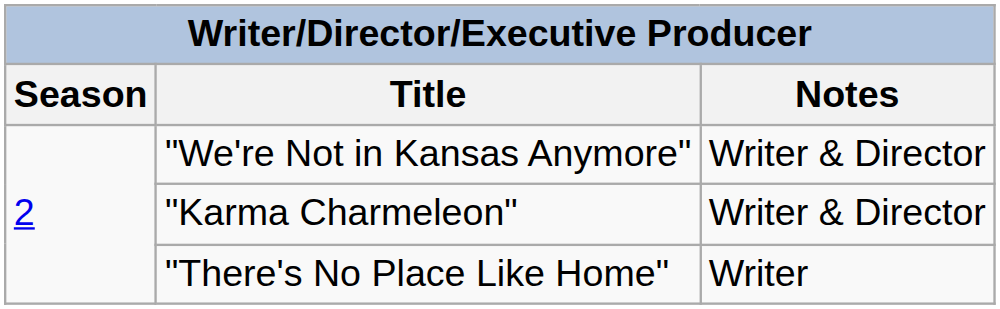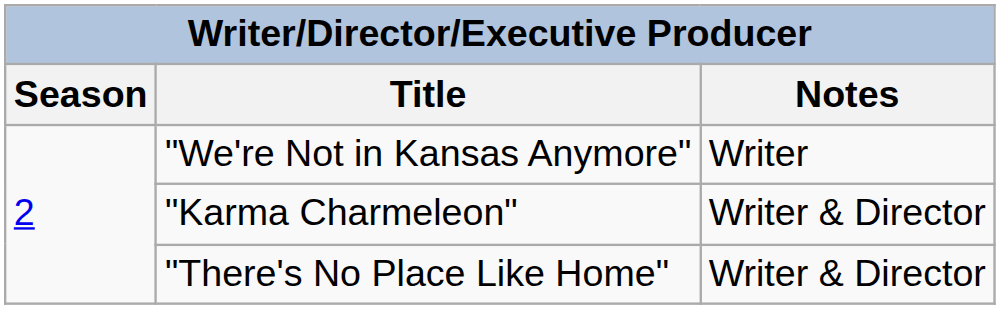(847, 153) Writer & Director -> (758, 153) Writer
(758, 272) Writer -> (847, 272) Writer & Director
